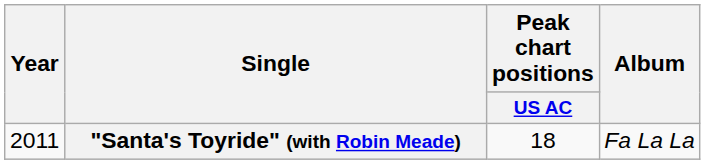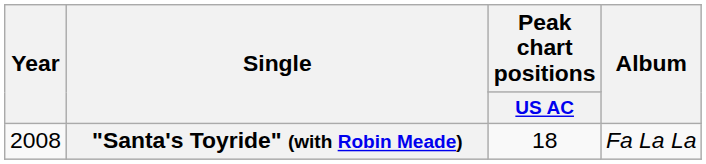(35, 140) 2011 -> (35, 140) 2008
